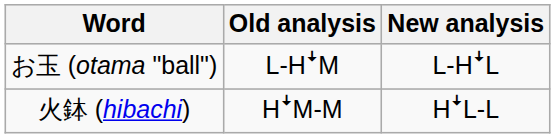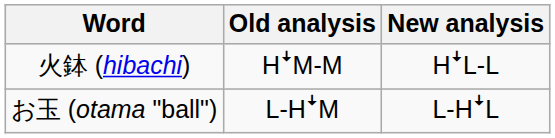rows swapped: (114, 109) <-> (114, 65)
